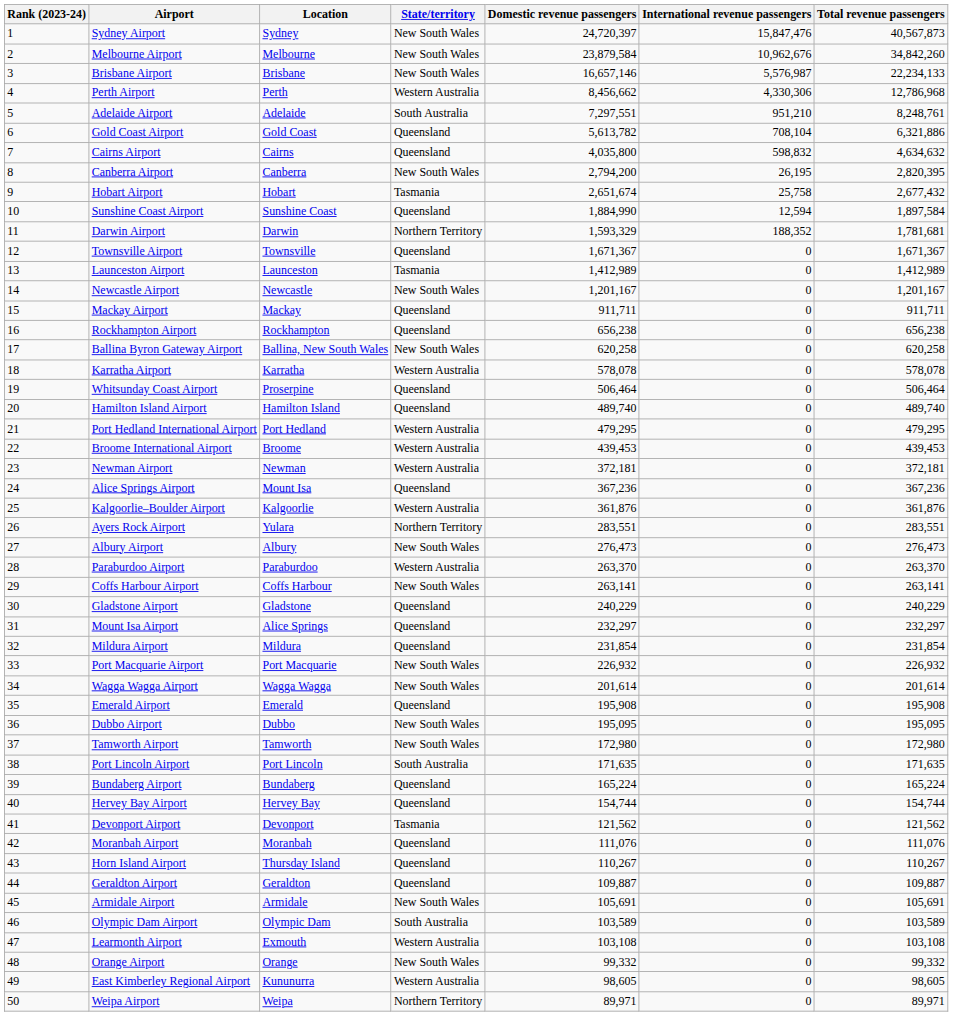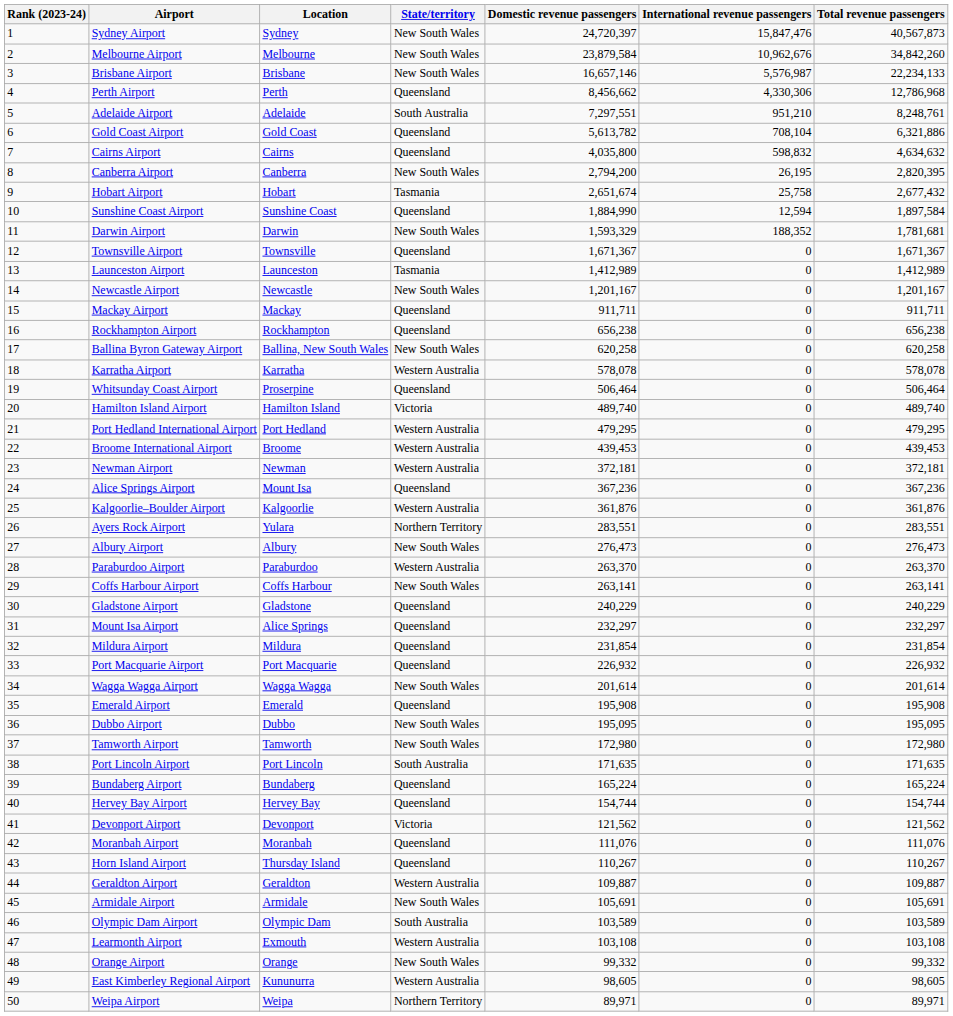(436, 92) Western Australia -> (422, 92) Queensland
(438, 231) Northern Territory -> (436, 231) New South Wales
(422, 408) Queensland -> (413, 408) Victoria
(436, 665) New South Wales -> (422, 665) Queensland
(417, 823) Tasmania -> (413, 823) Victoria
(422, 882) Queensland -> (436, 882) Western Australia
